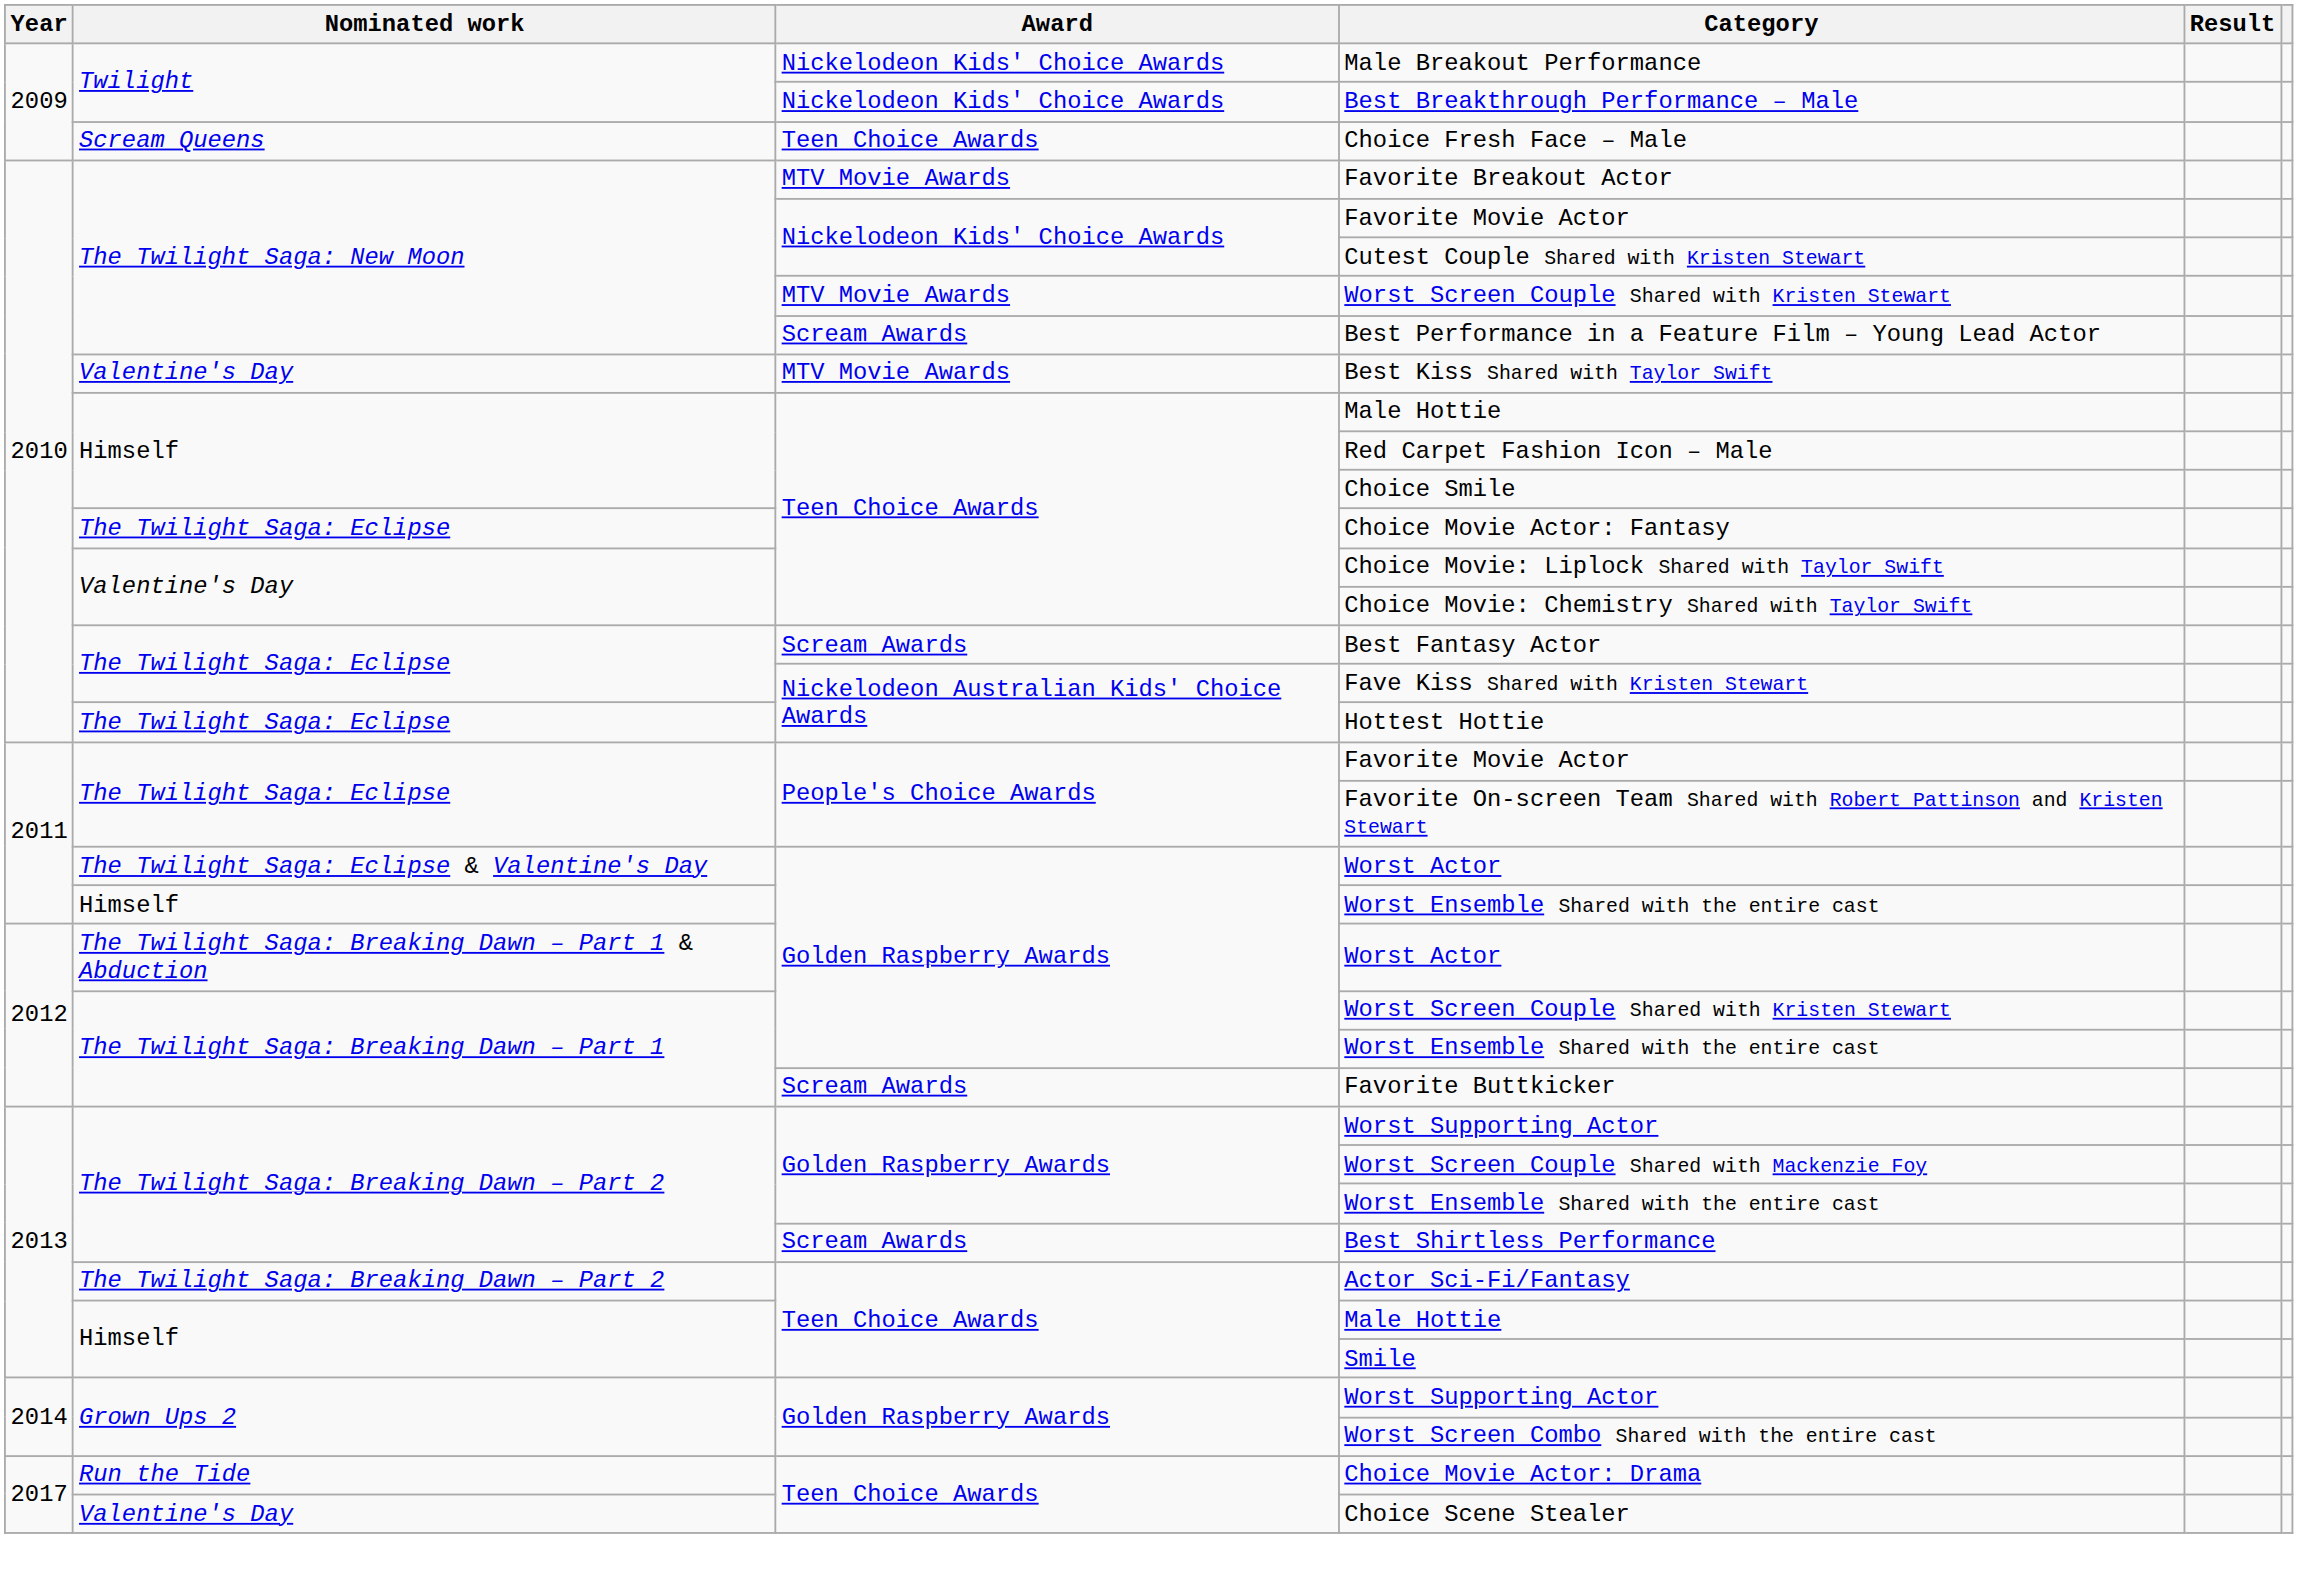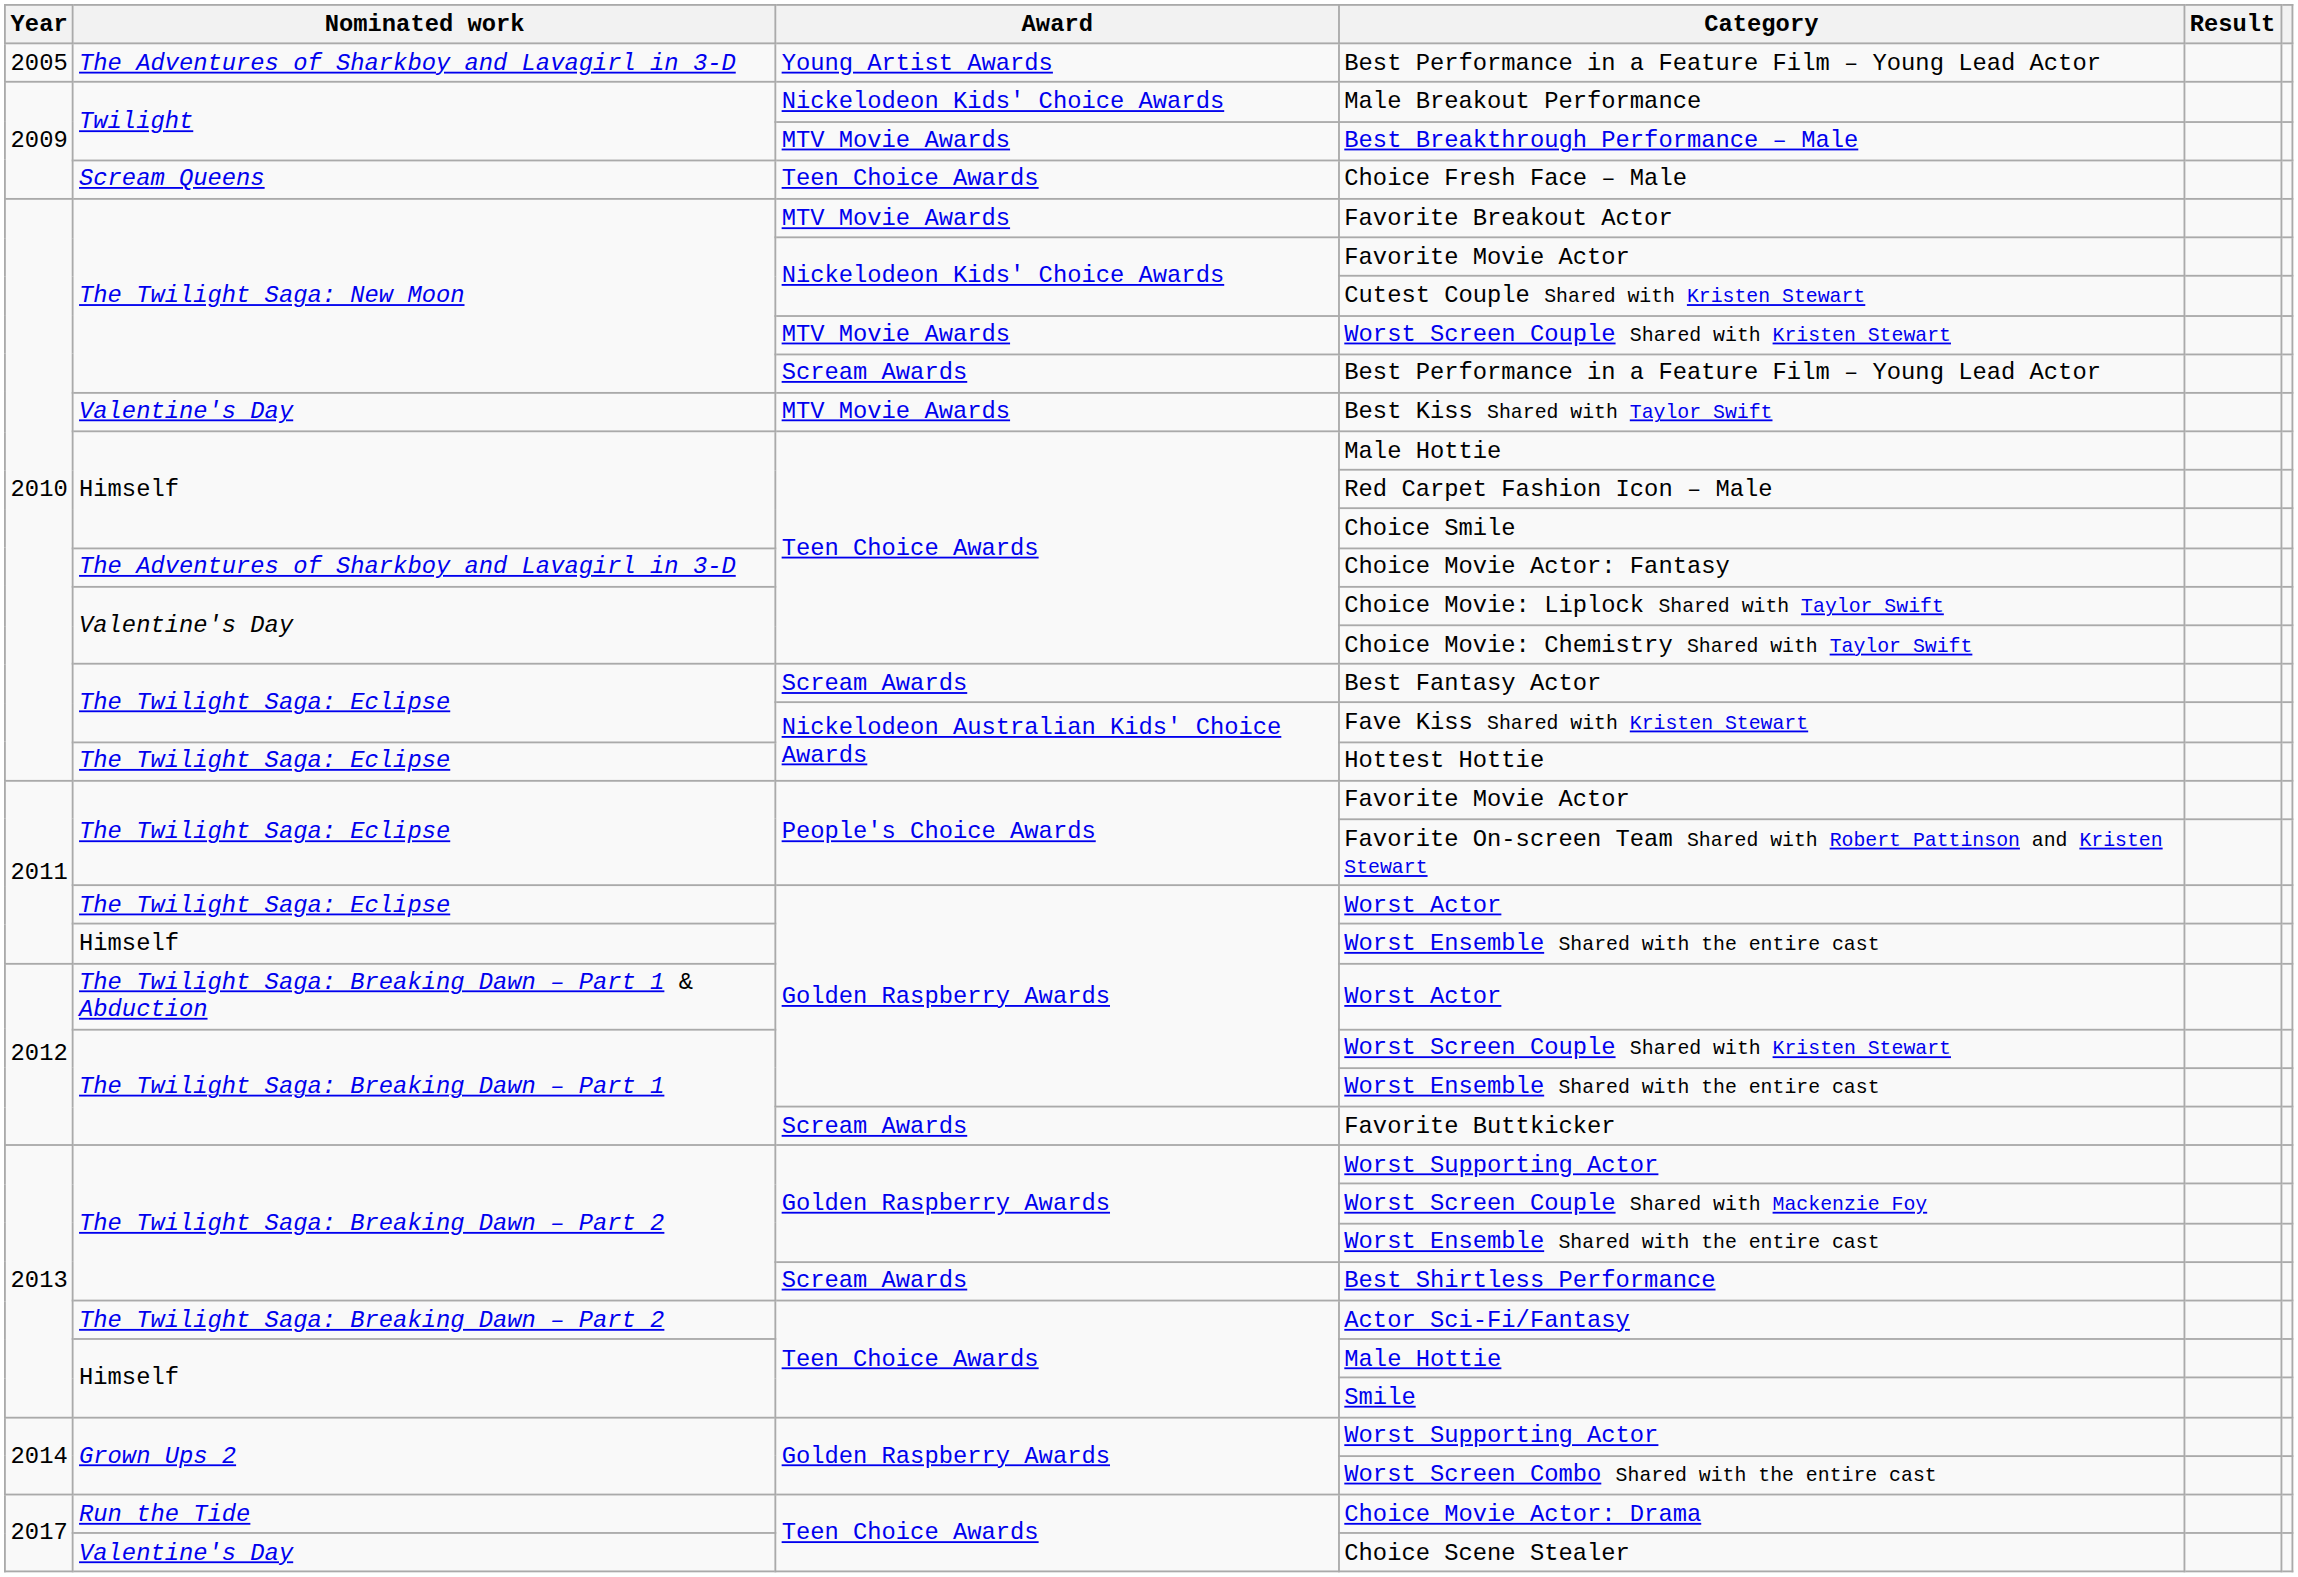+ row: (39, 63)
(1003, 102) Nickelodeon Kids' Choice Awards -> (896, 141) MTV Movie Awards
(265, 528) The Twilight Saga: Eclipse -> (407, 567) The Adventures of Sharkboy and Lavagirl in 3-D
(393, 866) The Twilight Saga: Eclipse & Valentine's Day -> (265, 905) The Twilight Saga: Eclipse
